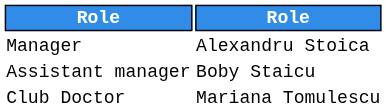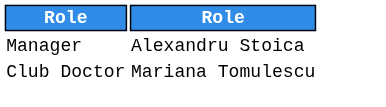- row: (98, 72)
